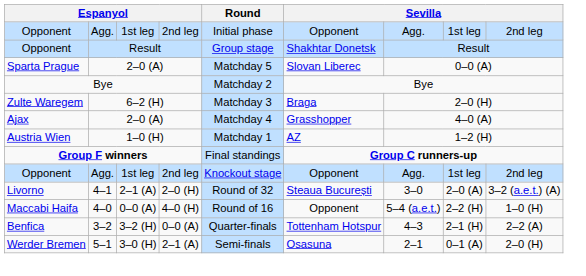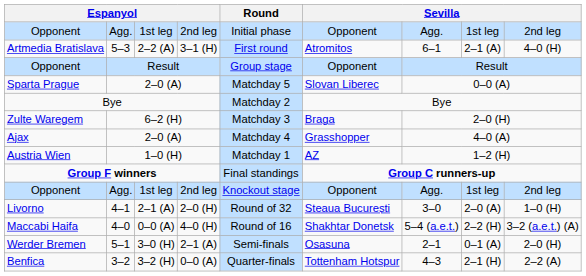+ row: (55, 48)
(331, 48) Shakhtar Donetsk -> (352, 66) Opponent
(524, 191) 3–2 (a.e.t.) (A) -> (543, 208) 1–0 (H)
(334, 208) Opponent -> (349, 226) Shakhtar Donetsk
(524, 208) 1–0 (H) -> (543, 226) 3–2 (a.e.t.) (A)
rows swapped: (26, 226) <-> (46, 244)
